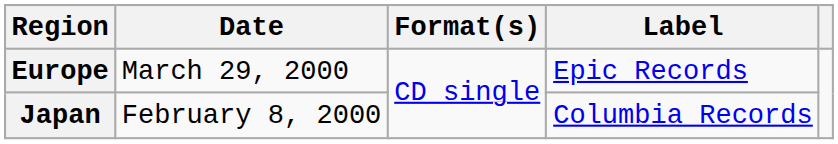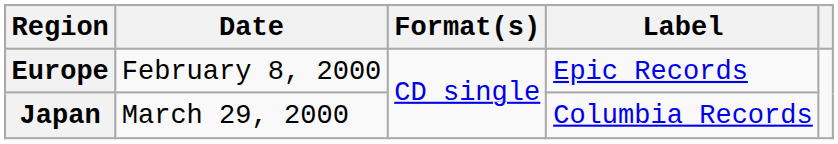(235, 71) March 29, 2000 -> (252, 71) February 8, 2000
(252, 115) February 8, 2000 -> (235, 115) March 29, 2000
